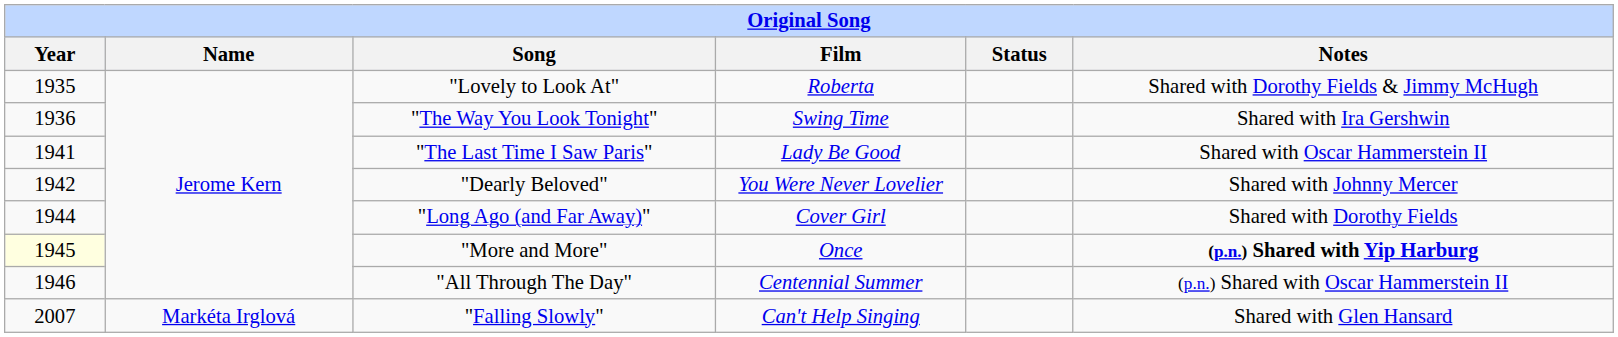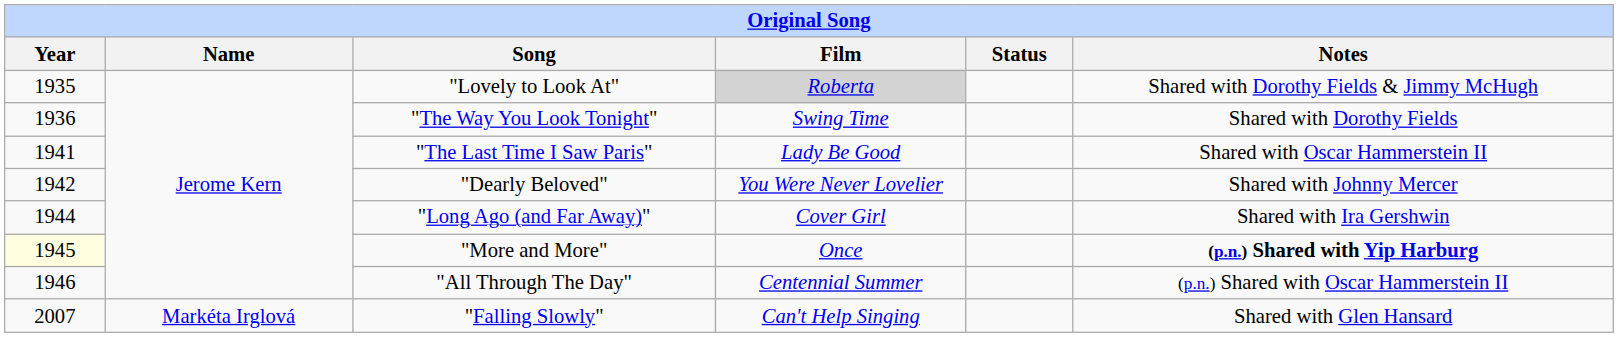(841, 86) no background -> (841, 86) lightgrey background
(1343, 119) Shared with Ira Gershwin -> (1343, 119) Shared with Dorothy Fields
(1343, 217) Shared with Dorothy Fields -> (1343, 217) Shared with Ira Gershwin
